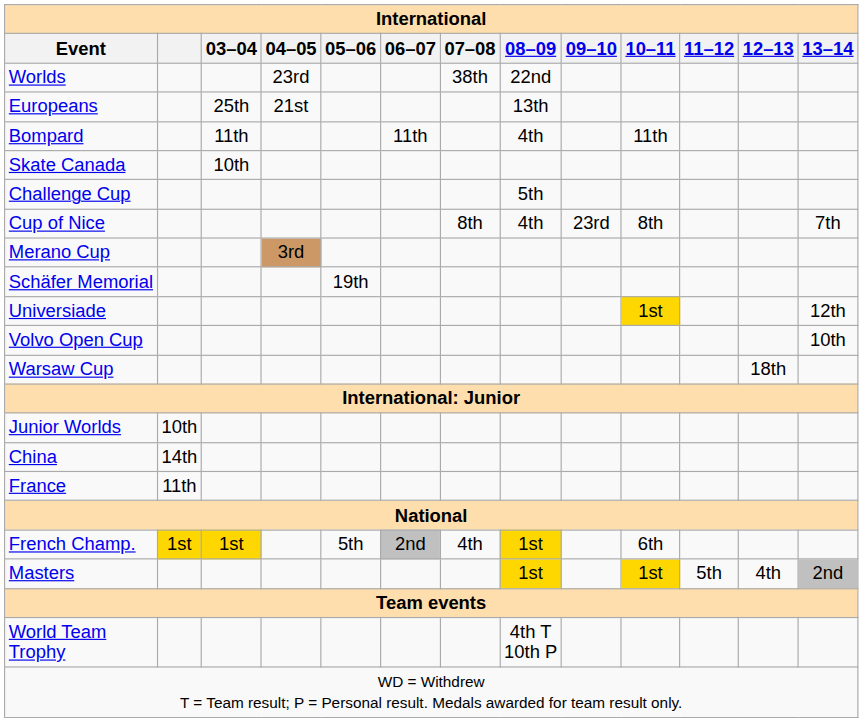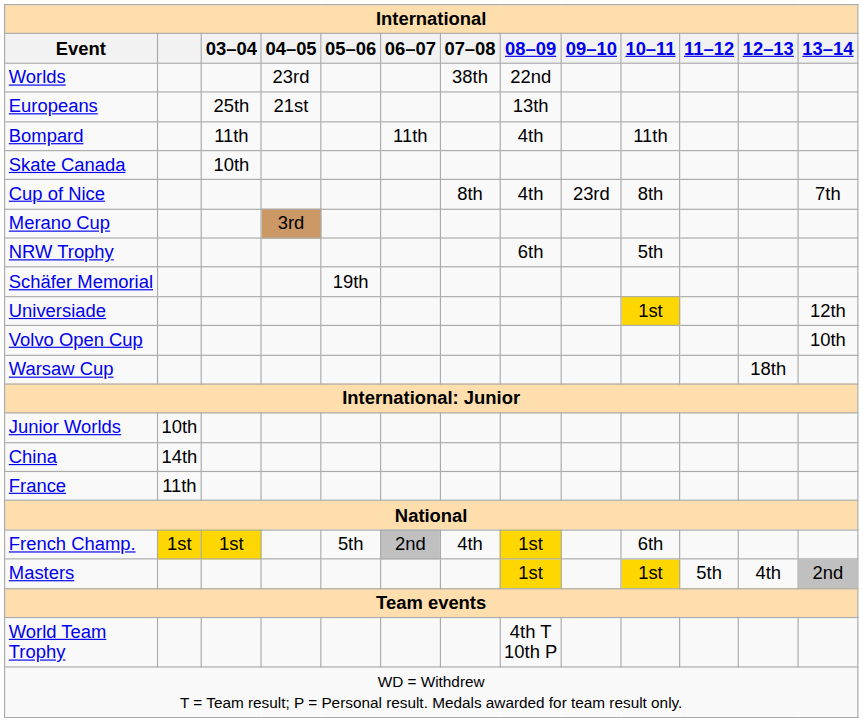- row: (70, 194)
+ row: (61, 252)
